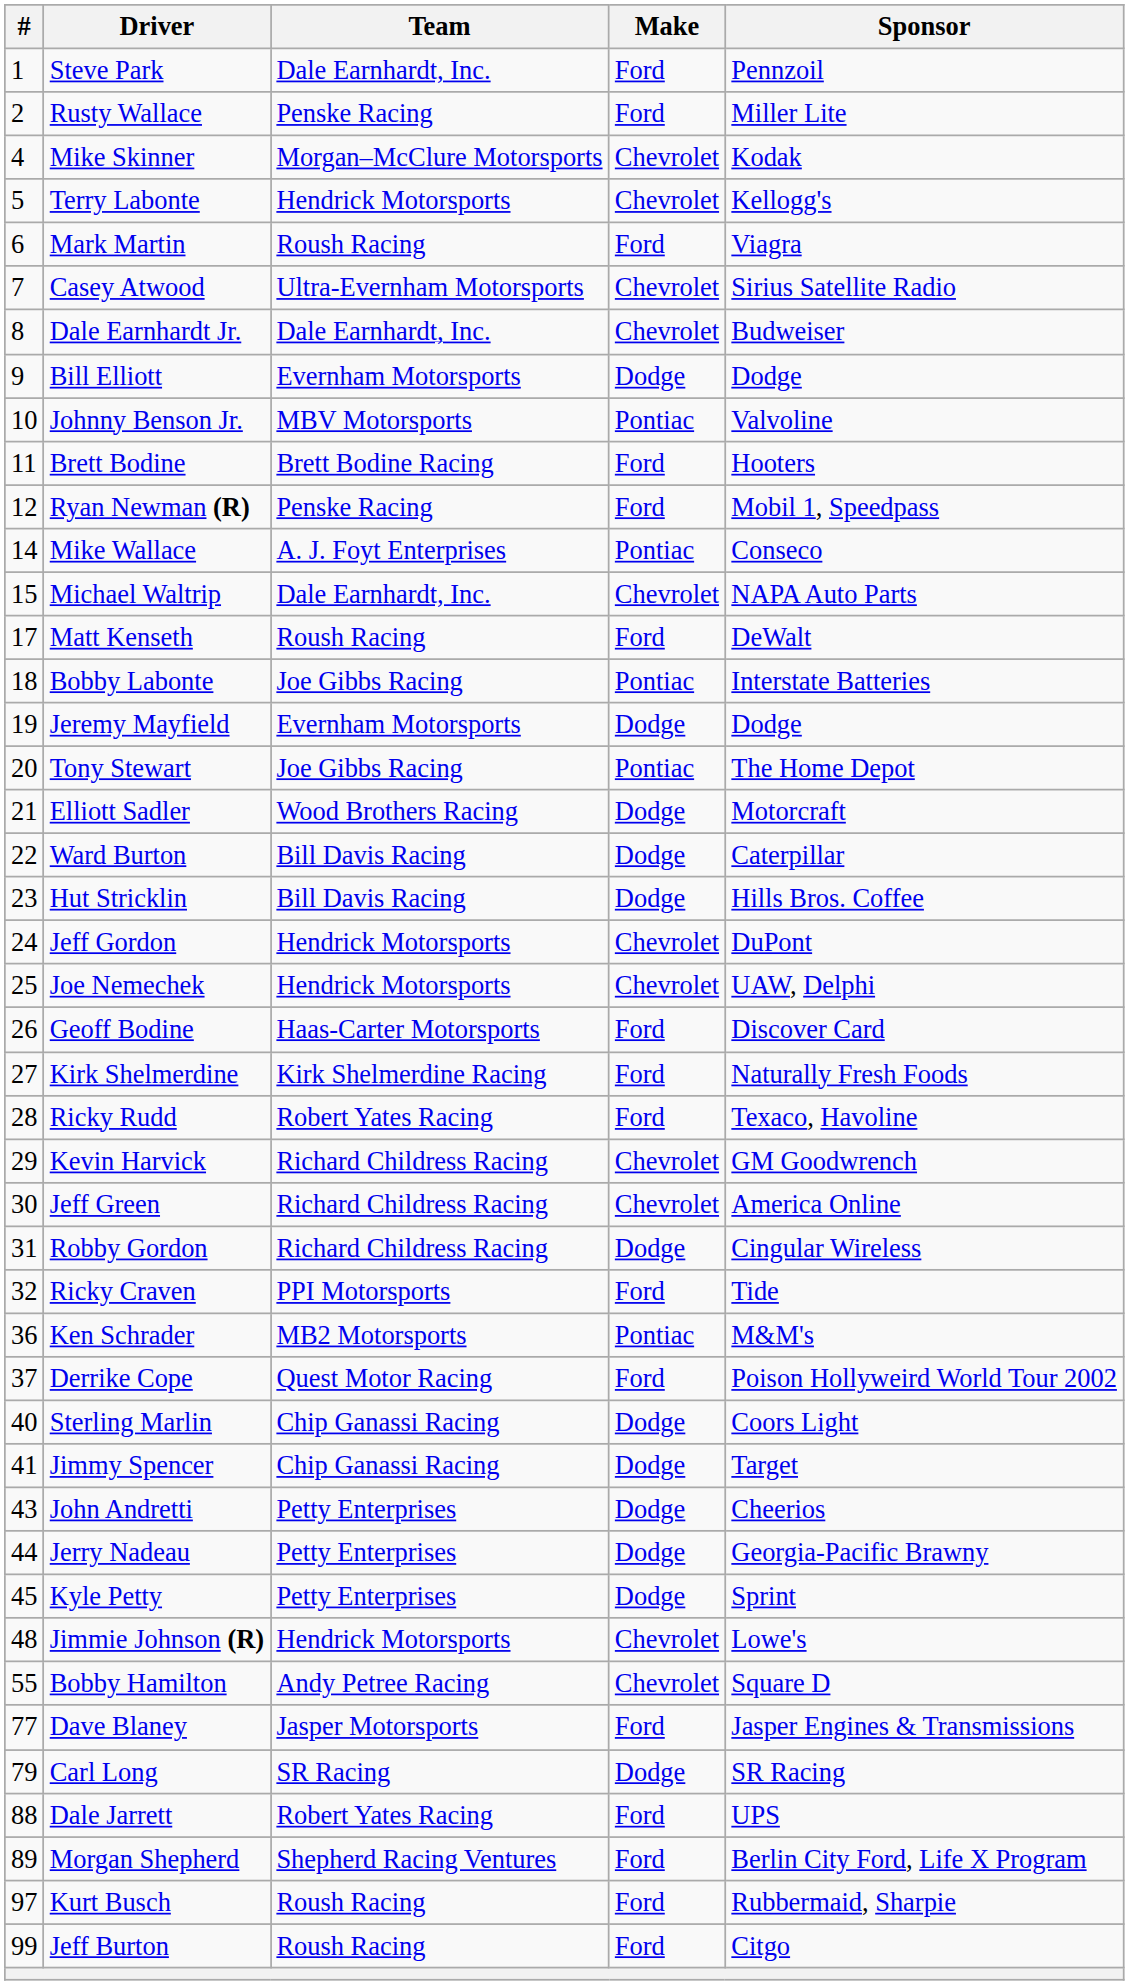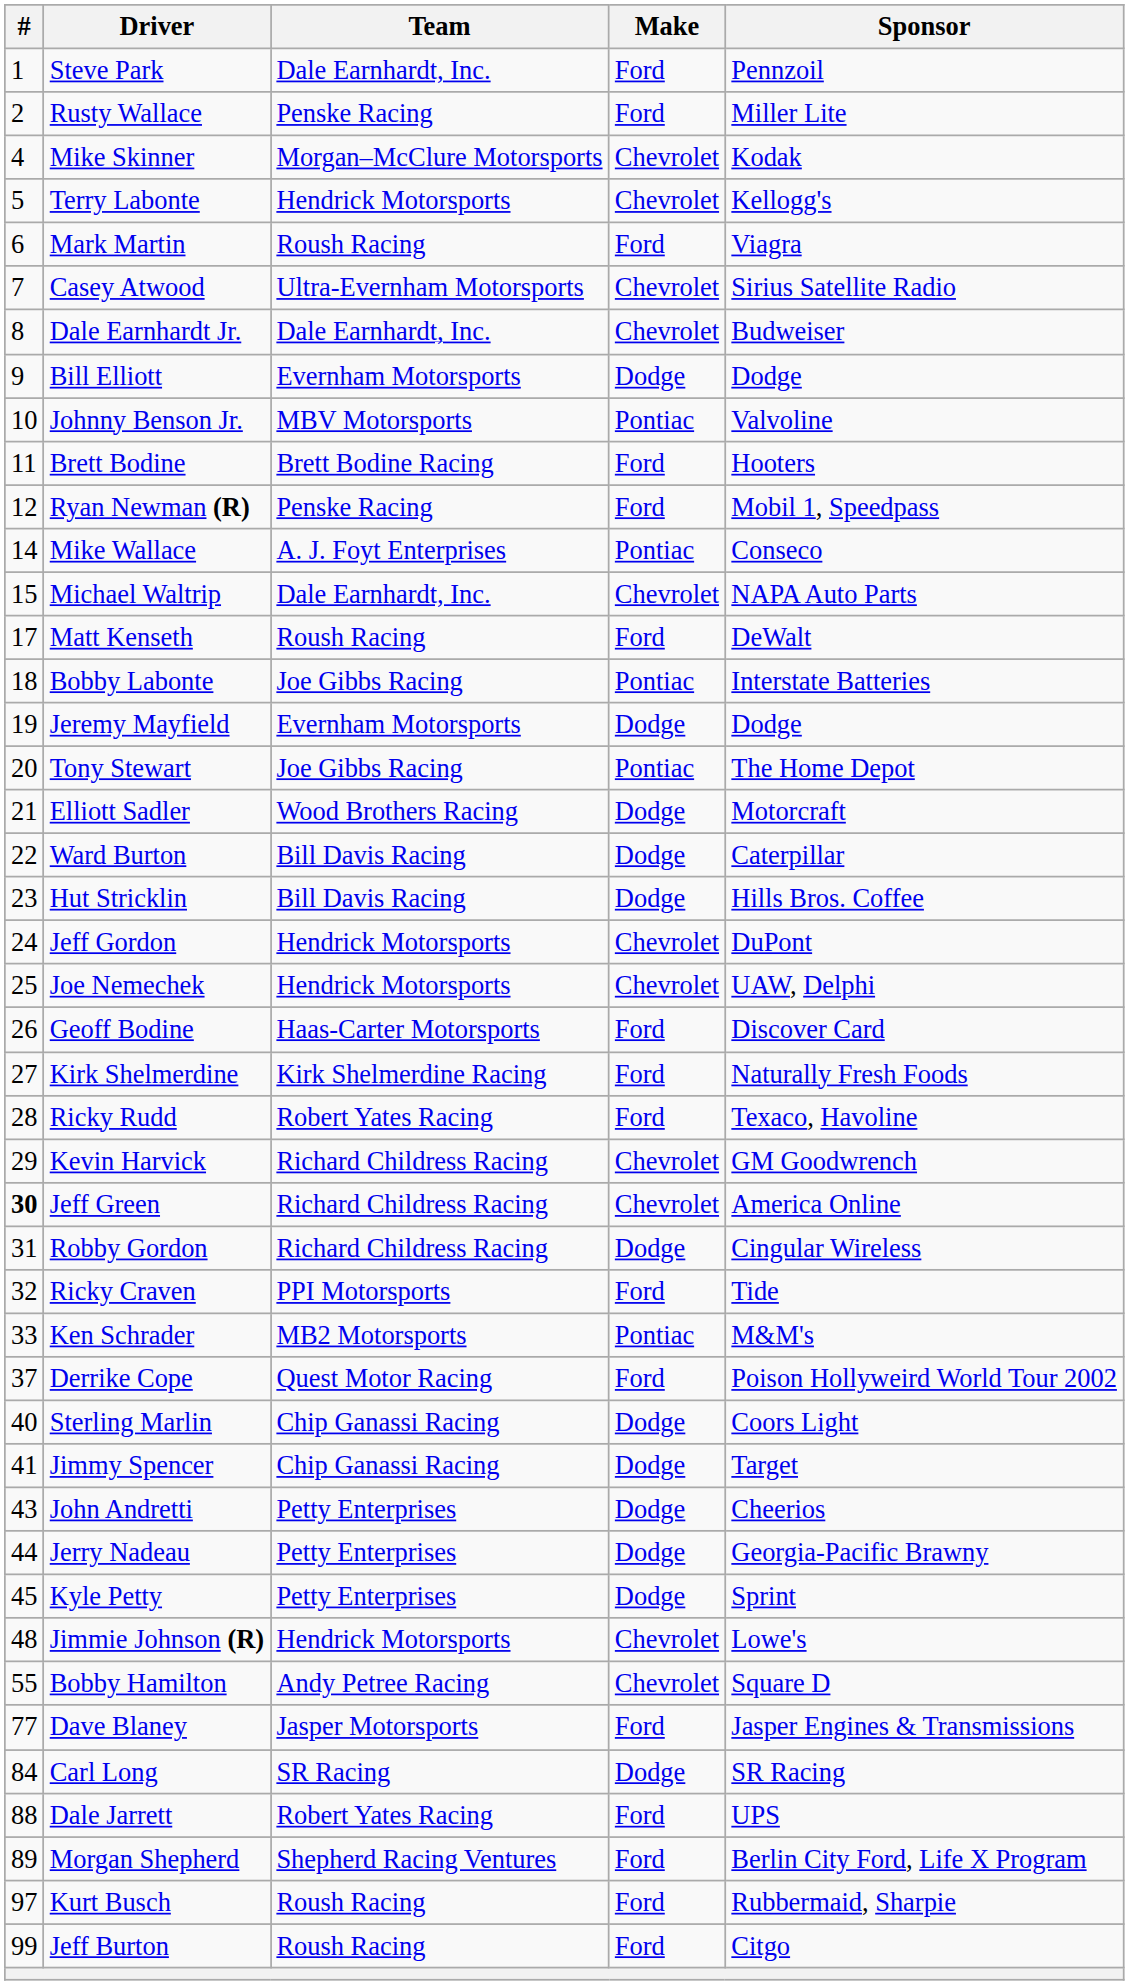(24, 1203) normal -> (24, 1203) bold
(24, 1334) 36 -> (24, 1334) 33
(24, 1770) 79 -> (24, 1770) 84
